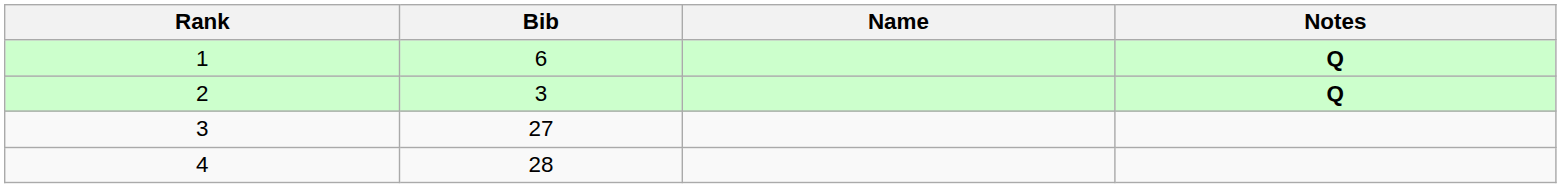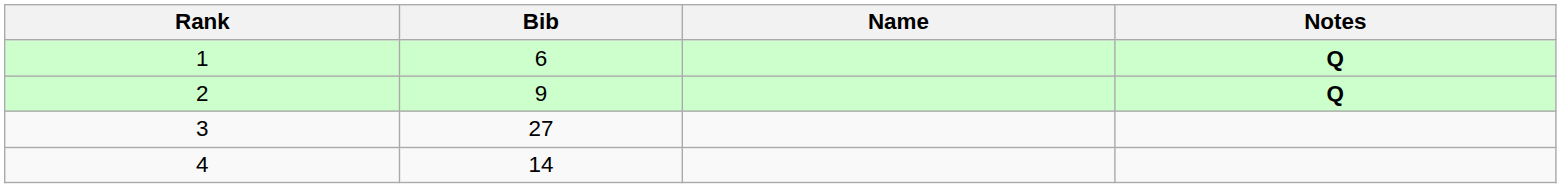(541, 93) 3 -> (541, 93) 9
(541, 164) 28 -> (541, 164) 14
